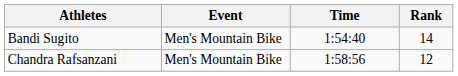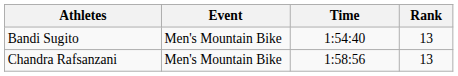(426, 38) 14 -> (426, 38) 13
(426, 60) 12 -> (426, 60) 13
